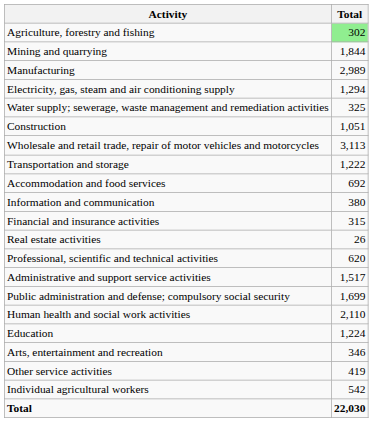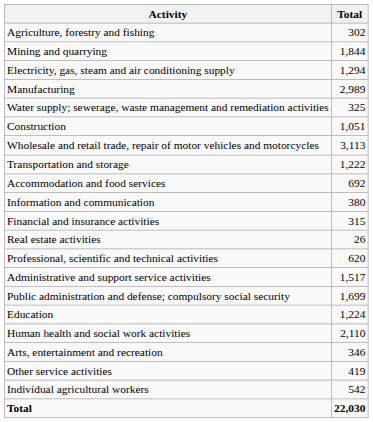(357, 32) lightgreen background -> (357, 32) no background
rows swapped: (41, 70) <-> (121, 89)
rows swapped: (30, 333) <-> (99, 314)
